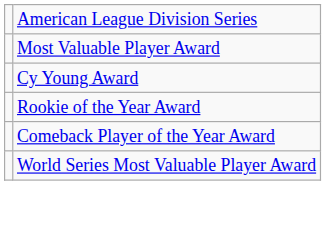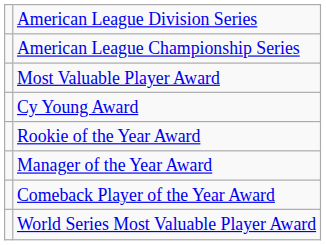+ row: (158, 48)
+ row: (115, 165)
